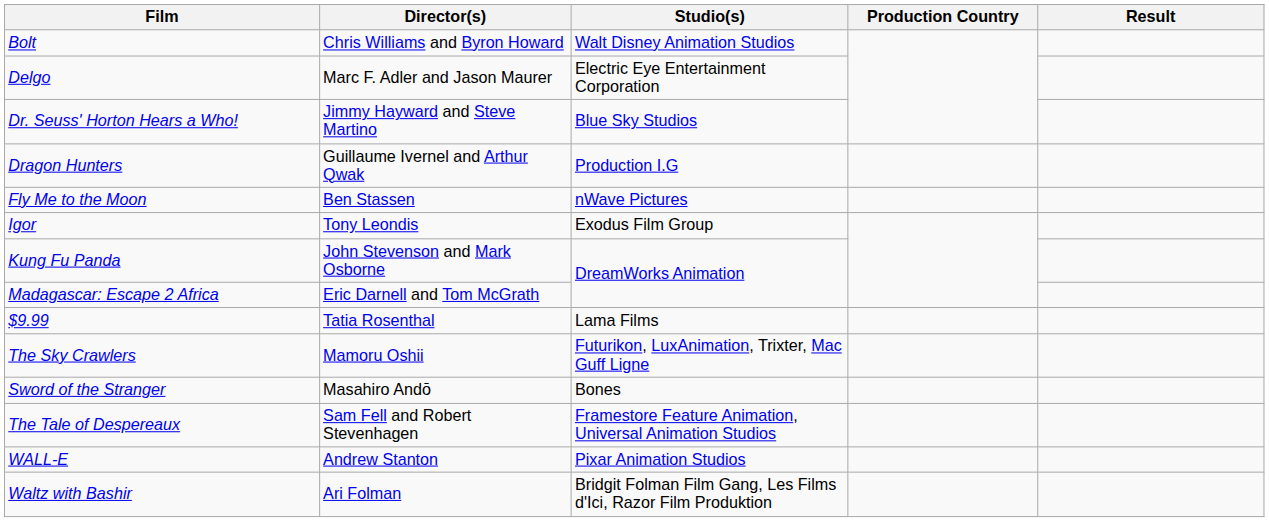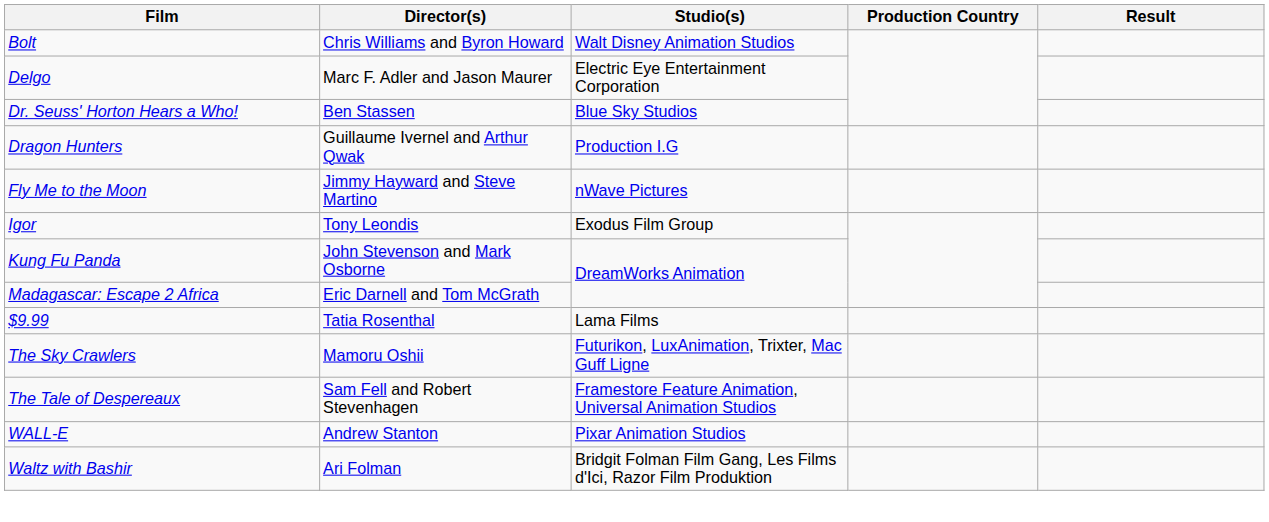(419, 121) Jimmy Hayward and Steve Martino -> (369, 112) Ben Stassen
(369, 199) Ben Stassen -> (419, 190) Jimmy Hayward and Steve Martino
- row: (87, 390)
